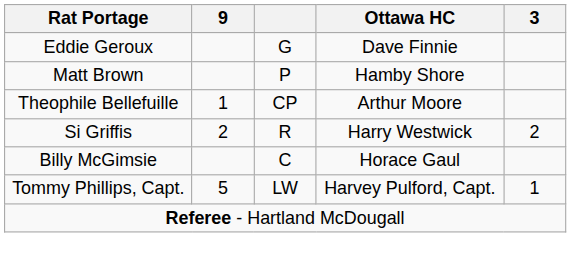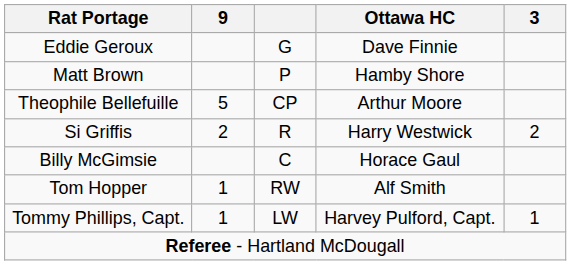(223, 103) 1 -> (223, 103) 5
+ row: (98, 189)
(223, 189) 5 -> (223, 217) 1
